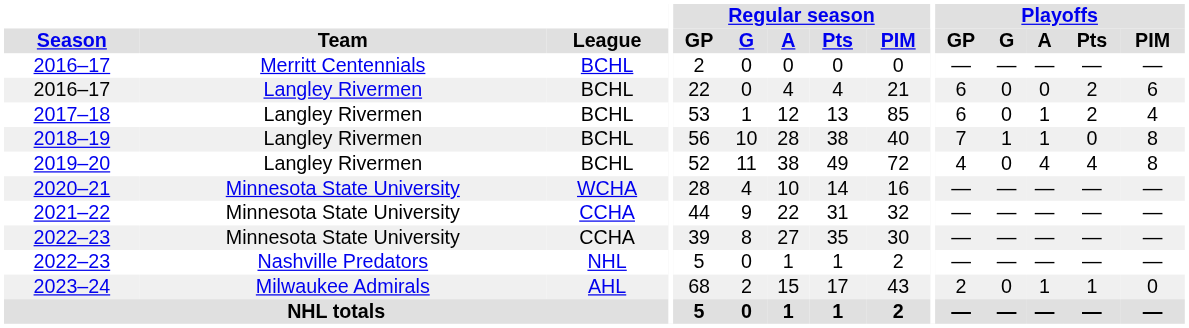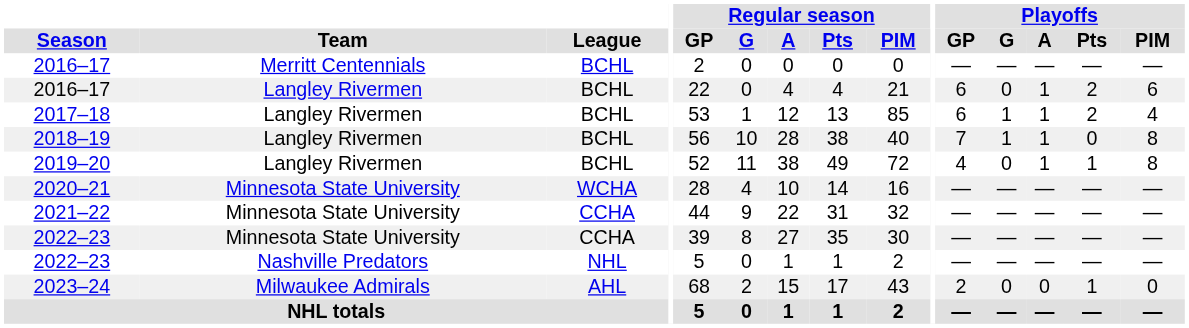(1045, 89) 0 -> (1045, 89) 1
(1007, 114) 0 -> (1007, 114) 1
(1045, 163) 4 -> (1045, 163) 1
(1092, 163) 4 -> (1092, 163) 1
(1045, 286) 1 -> (1045, 286) 0
